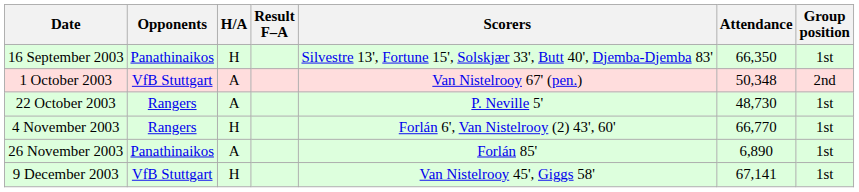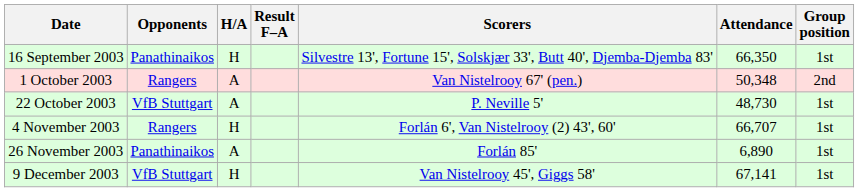(172, 80) VfB Stuttgart -> (172, 80) Rangers
(172, 103) Rangers -> (172, 103) VfB Stuttgart
(756, 127) 66,770 -> (756, 127) 66,707
